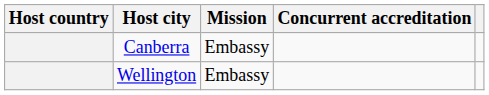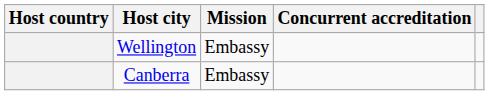rows swapped: (157, 47) <-> (157, 75)
